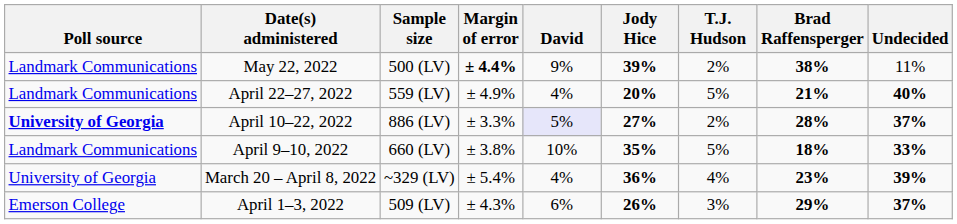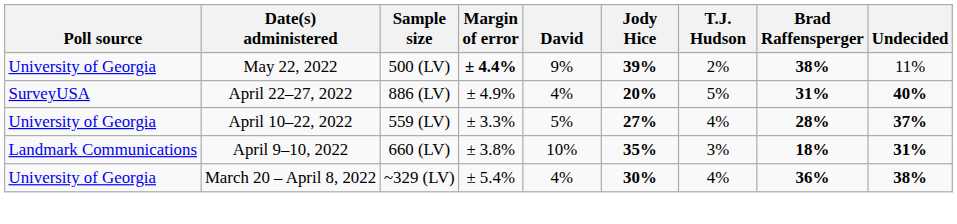(103, 66) Landmark Communications -> (82, 66) University of Georgia
(103, 94) Landmark Communications -> (49, 94) SurveyUSA
(419, 94) 559 (LV) -> (419, 94) 886 (LV)
(812, 94) 21% -> (812, 94) 31%
(86, 122) bold -> (82, 122) normal
(419, 122) 886 (LV) -> (419, 122) 559 (LV)
(562, 122) lavender background -> (562, 122) no background
(718, 122) 2% -> (718, 122) 4%
(718, 149) 5% -> (718, 149) 3%
(910, 149) 33% -> (910, 149) 31%
(640, 177) 36% -> (640, 177) 30%
(812, 177) 23% -> (812, 177) 36%
(910, 177) 39% -> (910, 177) 38%
- row: (290, 205)
